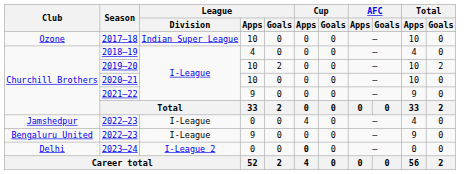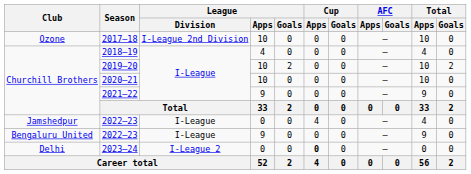(190, 39) Indian Super League -> (195, 39) I-League 2nd Division
